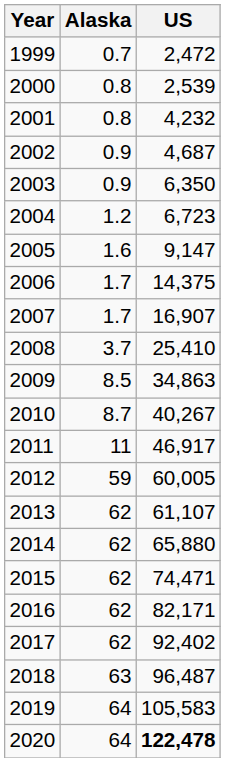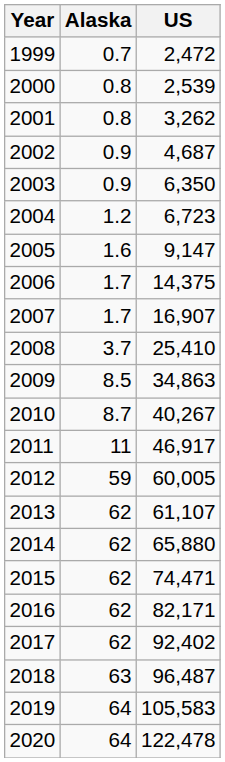(190, 119) 4,232 -> (190, 119) 3,262
(178, 741) bold -> (178, 741) normal
